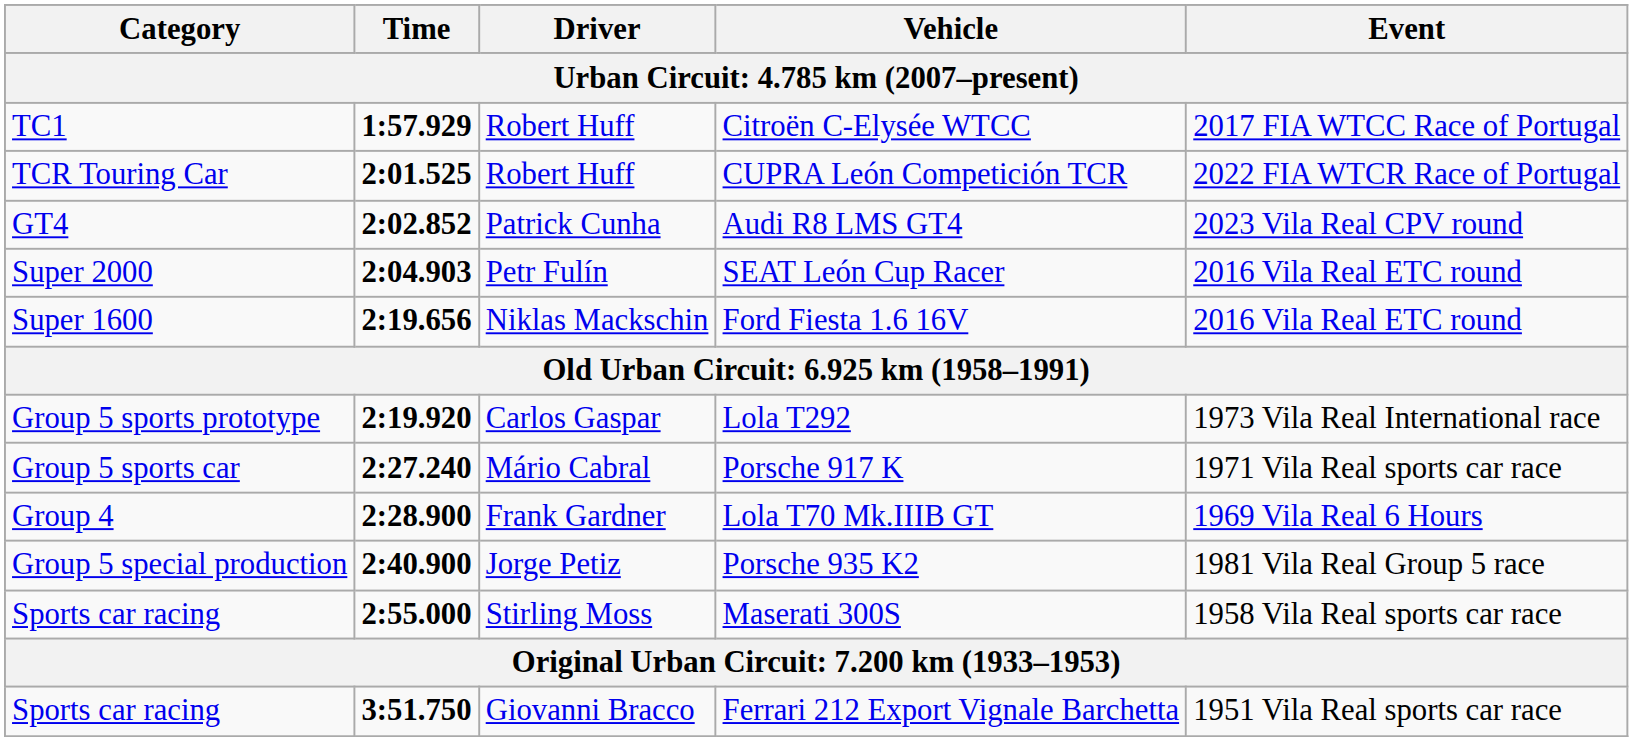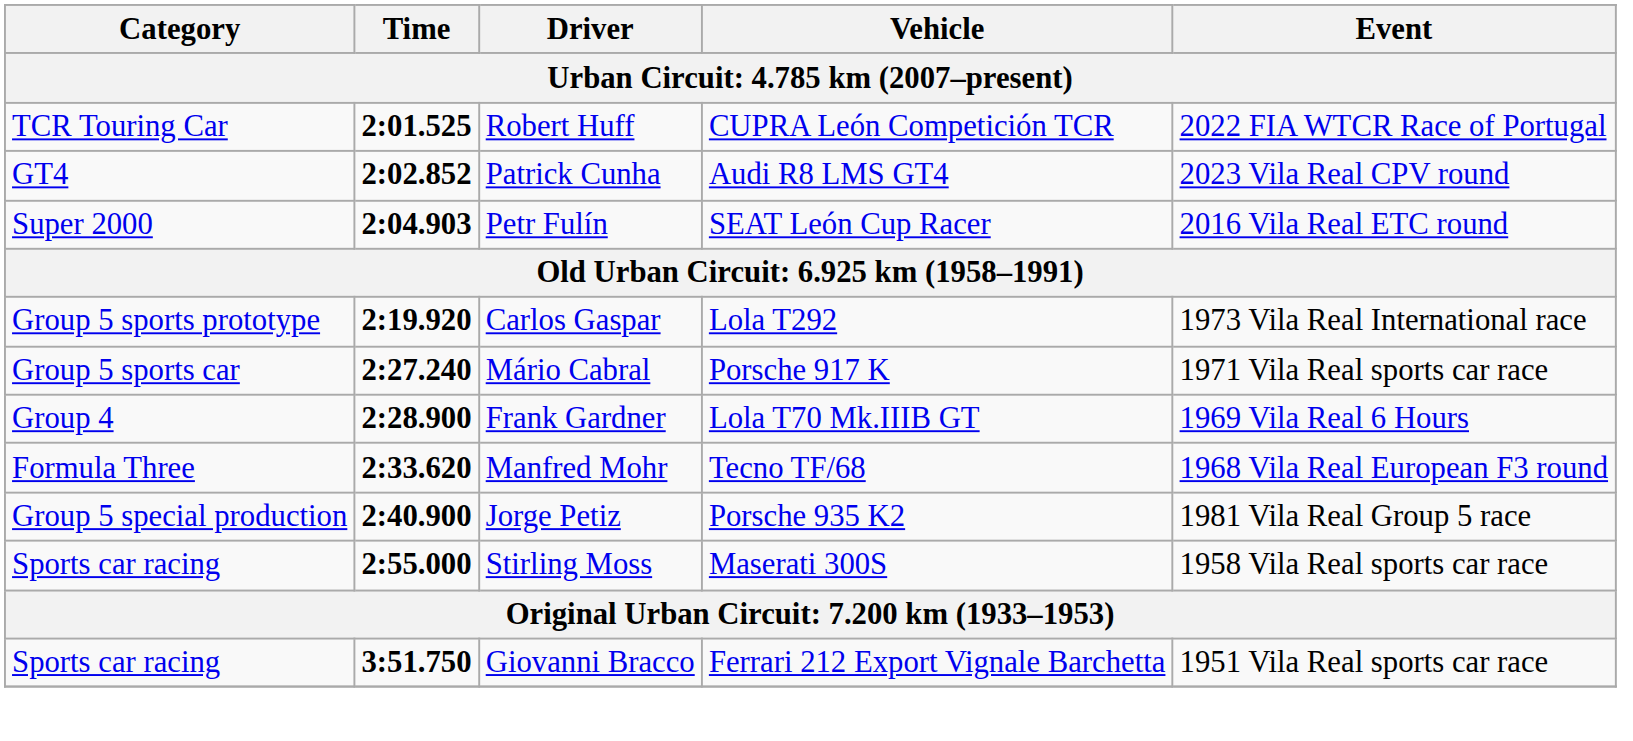- row: (877, 126)
- row: (845, 321)
+ row: (787, 467)
